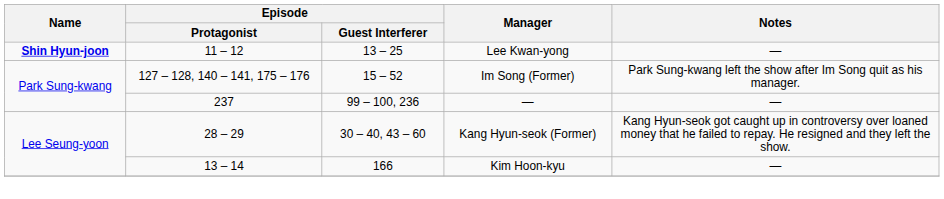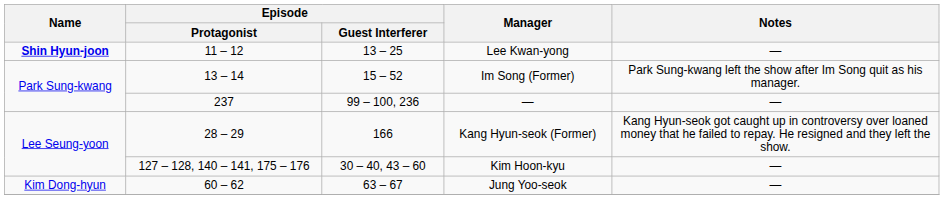(224, 76) 127 – 128, 140 – 141, 175 – 176 -> (224, 76) 13 – 14
(383, 134) 30 – 40, 43 – 60 -> (383, 134) 166
(224, 166) 13 – 14 -> (224, 166) 127 – 128, 140 – 141, 175 – 176
(383, 166) 166 -> (383, 166) 30 – 40, 43 – 60
+ row: (528, 185)
